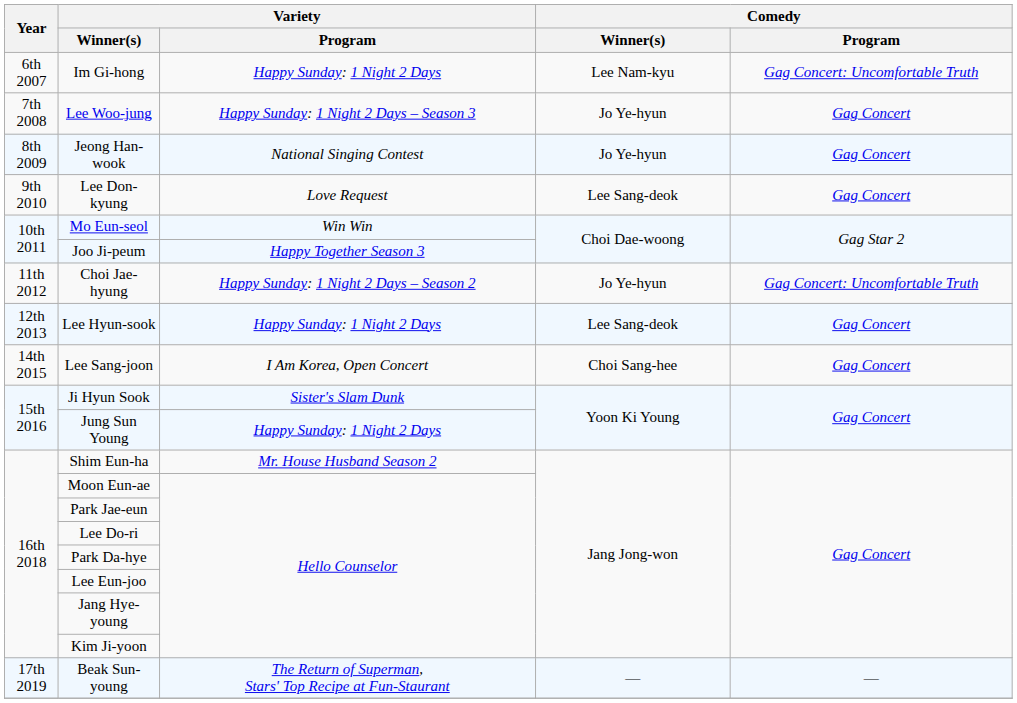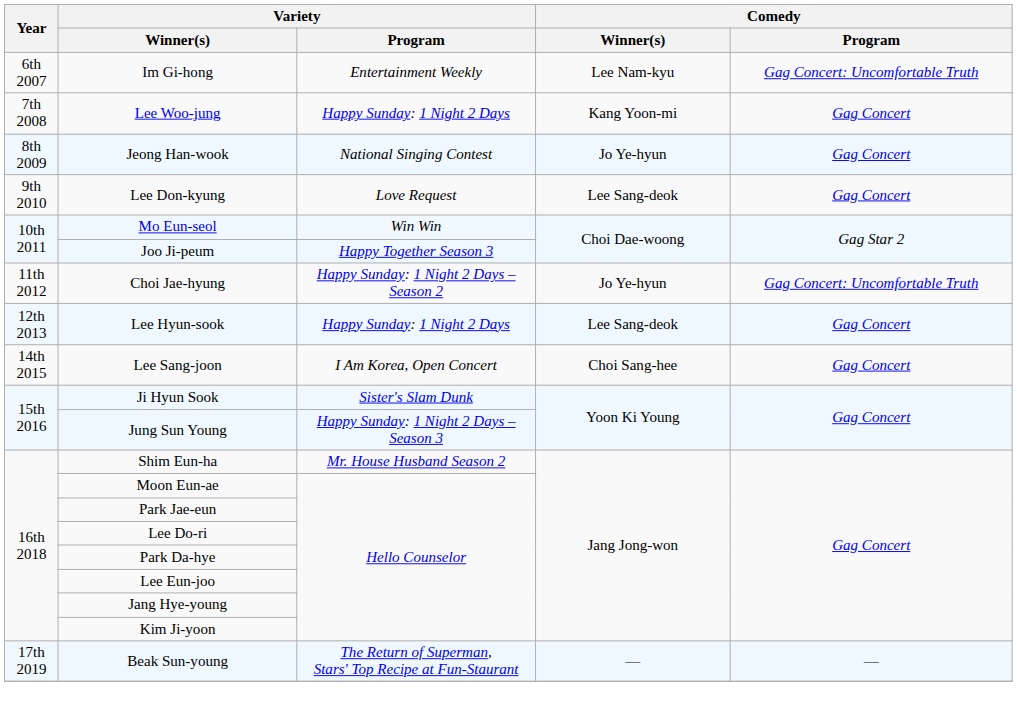(347, 72) Happy Sunday: 1 Night 2 Days -> (416, 72) Entertainment Weekly
(347, 113) Happy Sunday: 1 Night 2 Days – Season 3 -> (416, 113) Happy Sunday: 1 Night 2 Days
(633, 113) Jo Ye-hyun -> (633, 113) Kang Yoon-mi
(347, 429) Happy Sunday: 1 Night 2 Days -> (416, 429) Happy Sunday: 1 Night 2 Days – Season 3
